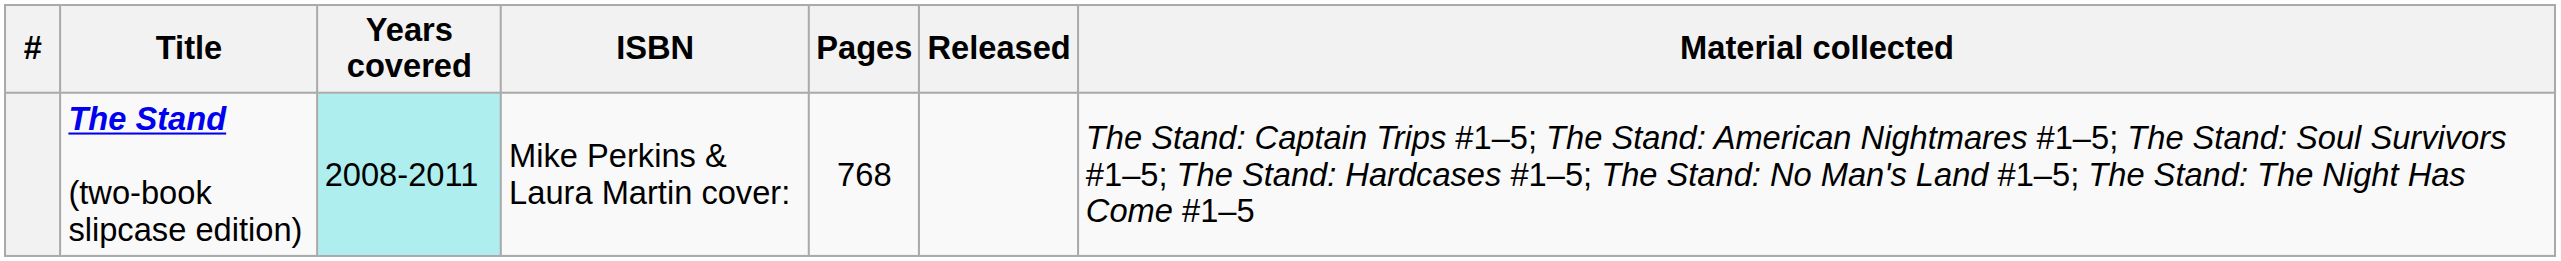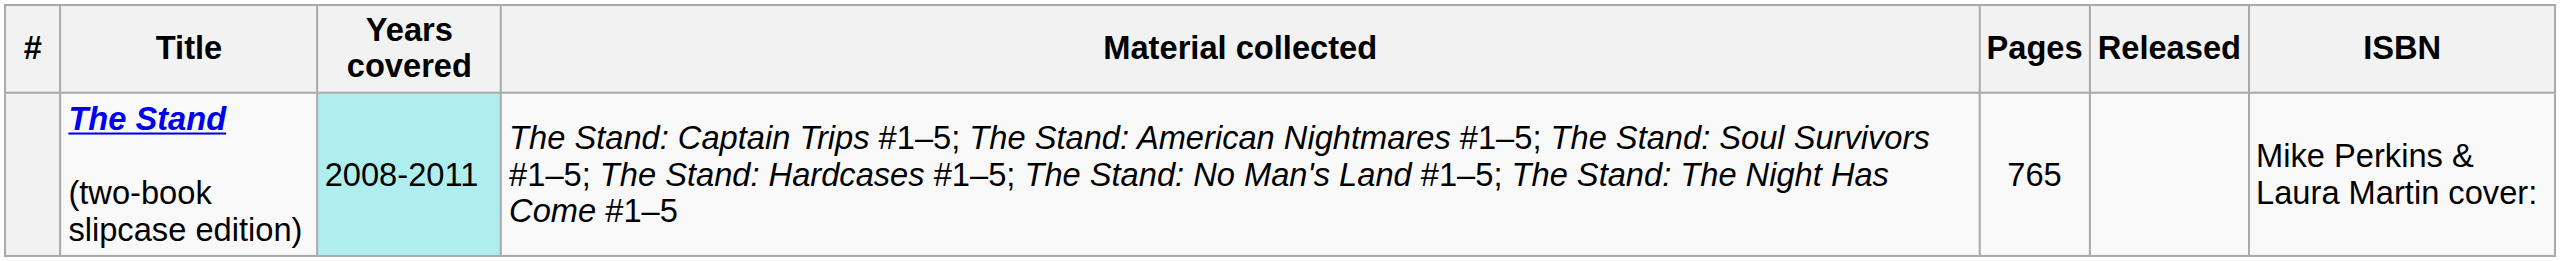columns swapped: (1817, 48) <-> (655, 48)
(864, 173) 768 -> (2035, 173) 765
